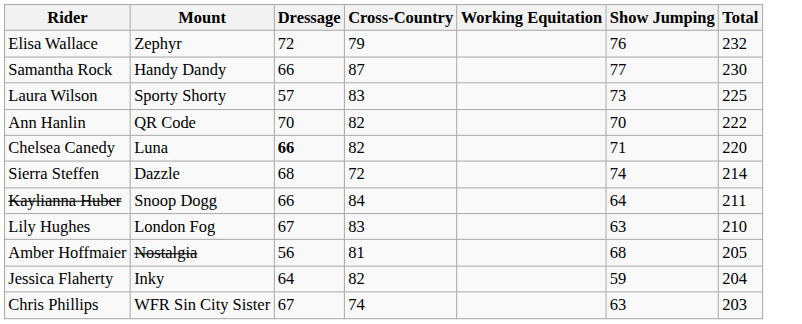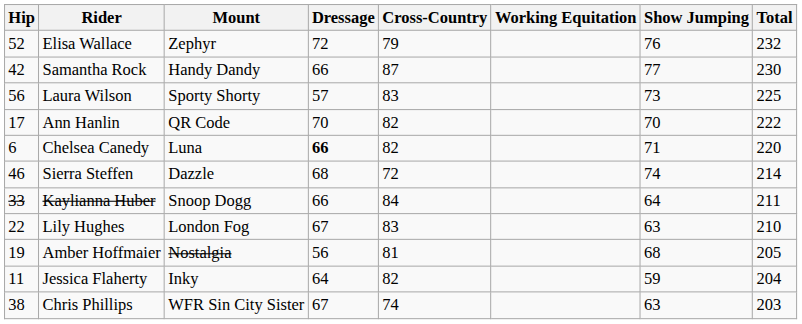+ column: (22, 17)
